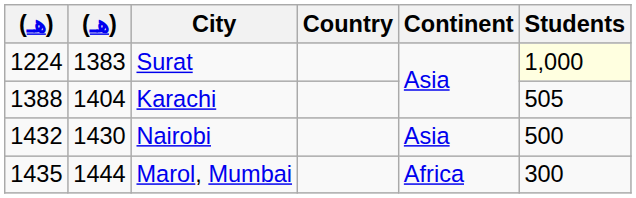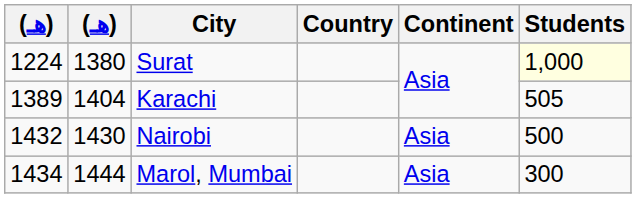(99, 61) 1383 -> (99, 61) 1380
(36, 99) 1388 -> (36, 99) 1389
(36, 173) 1435 -> (36, 173) 1434
(434, 173) Africa -> (427, 173) Asia
